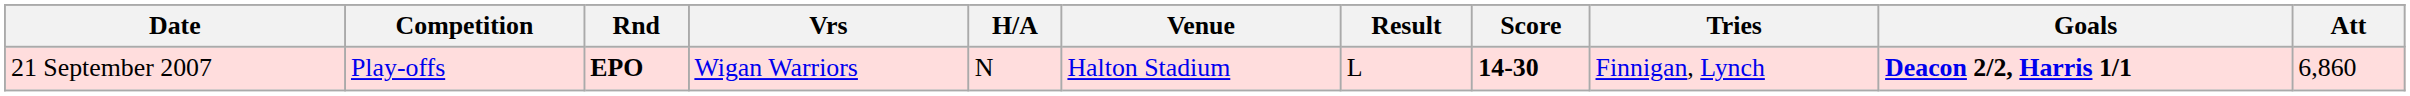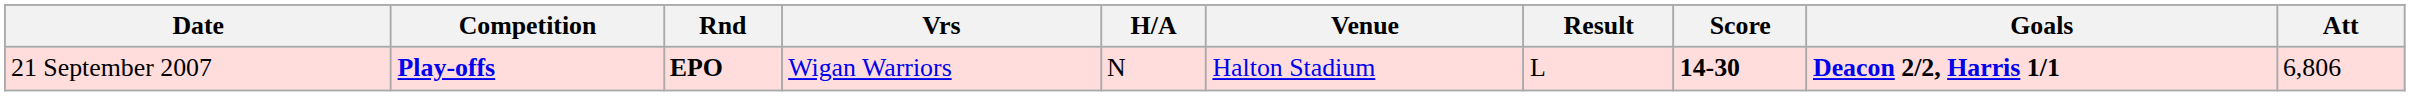- column: (1734, 25)
(398, 68) normal -> (446, 68) bold
(2327, 68) 6,860 -> (2312, 68) 6,806
